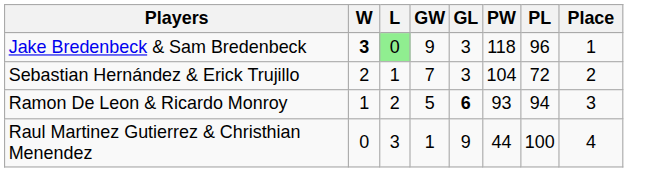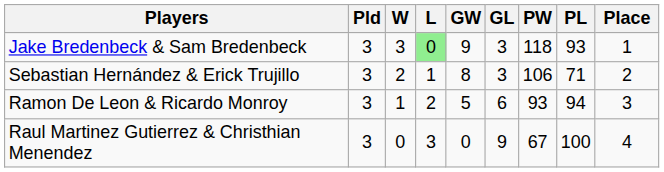+ column: (367, 18)
(364, 47) bold -> (400, 47) normal
(540, 47) 96 -> (576, 47) 93
(430, 75) 7 -> (466, 75) 8
(501, 75) 104 -> (538, 75) 106
(540, 75) 72 -> (576, 75) 71
(466, 103) bold -> (502, 103) normal
(430, 142) 1 -> (466, 142) 0
(501, 142) 44 -> (538, 142) 67
